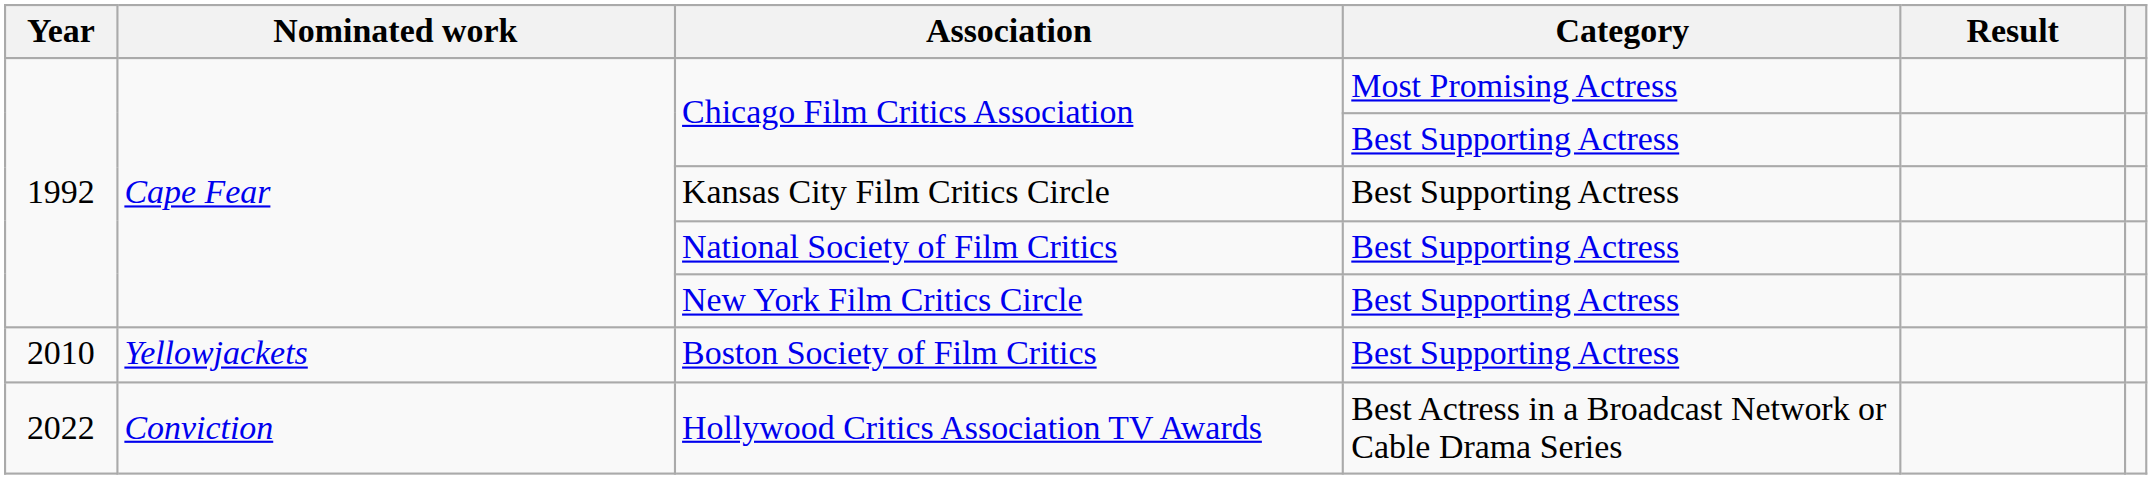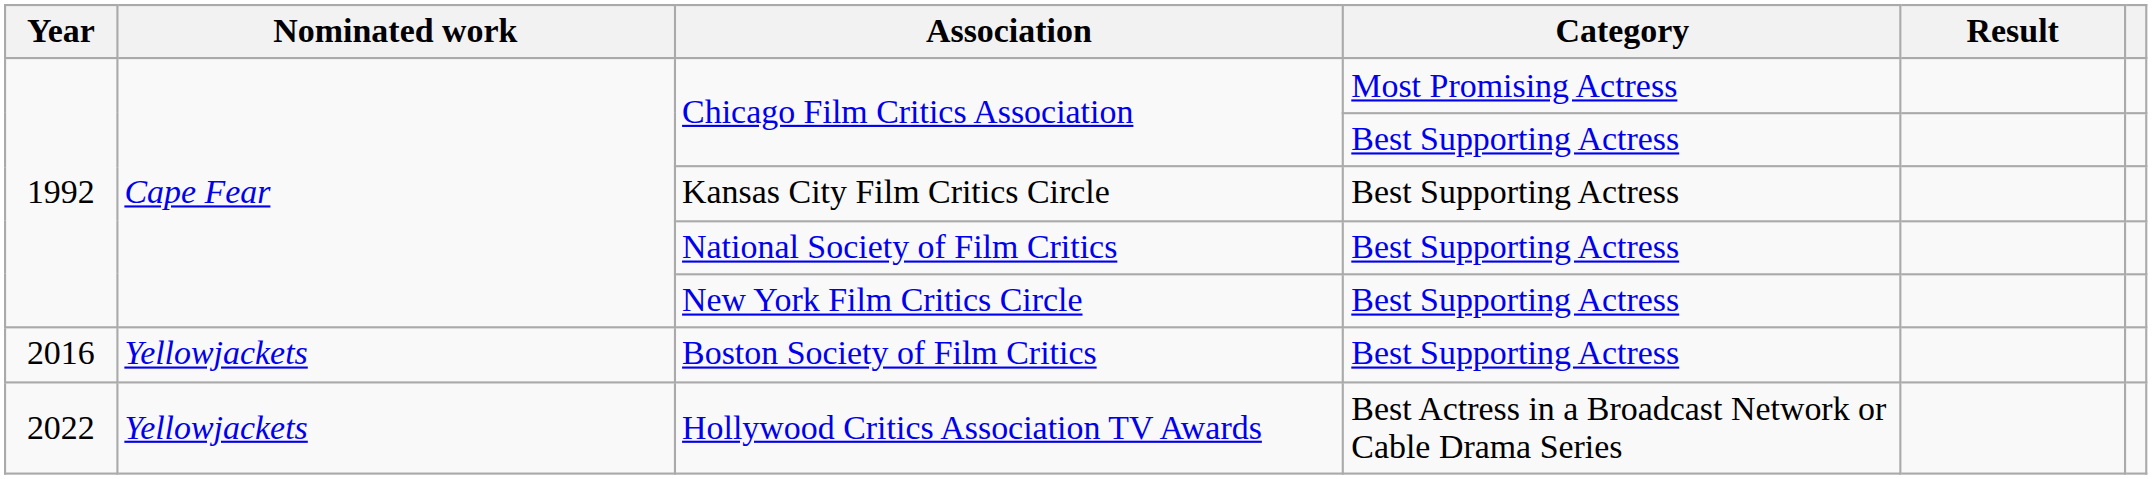(61, 354) 2010 -> (61, 354) 2016
(199, 427) Conviction -> (216, 427) Yellowjackets
